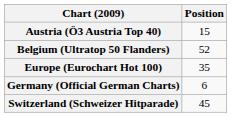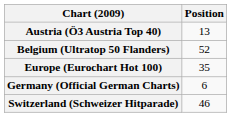(204, 31) 15 -> (204, 31) 13
(204, 103) 45 -> (204, 103) 46
